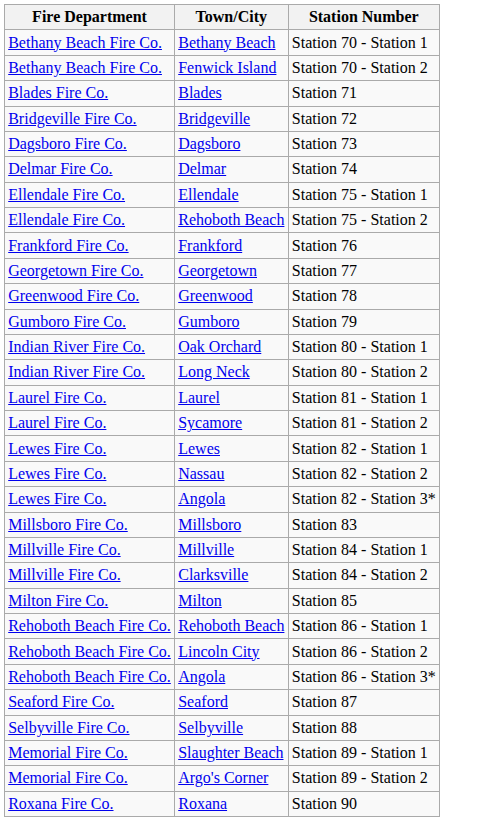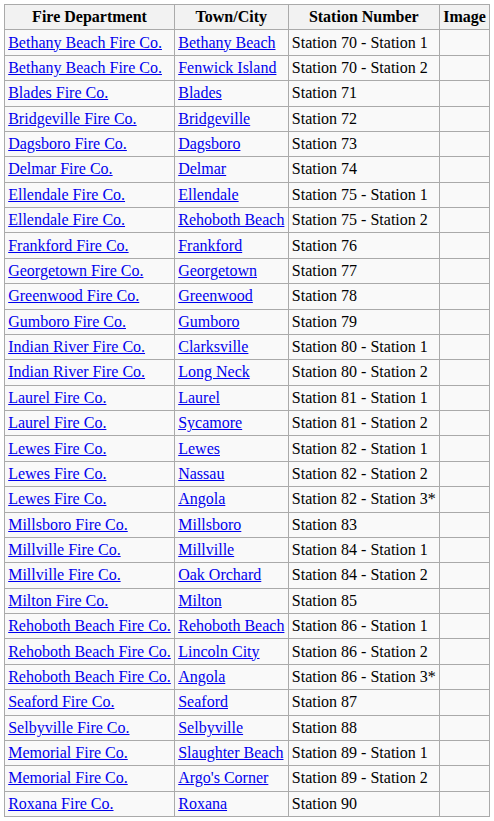+ column: (464, 17)
(220, 347) Oak Orchard -> (213, 347) Clarksville
(213, 575) Clarksville -> (220, 575) Oak Orchard
